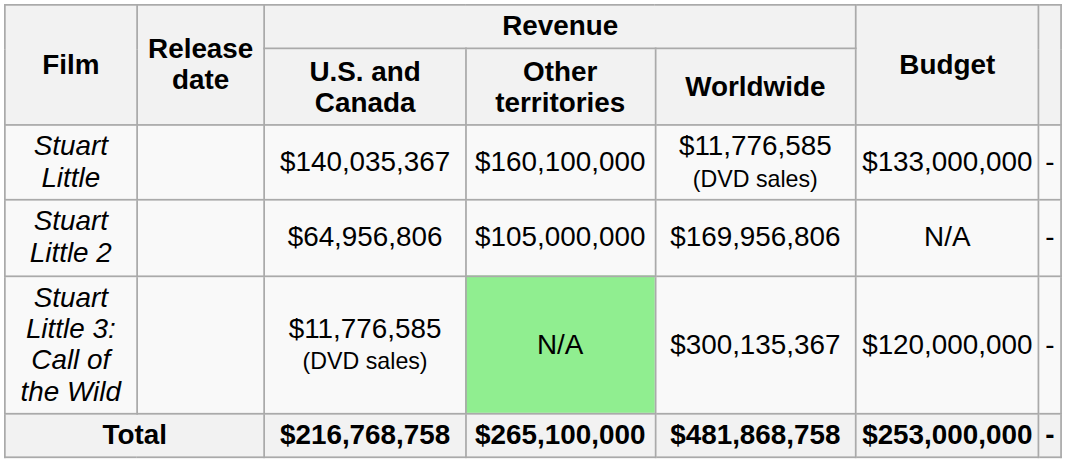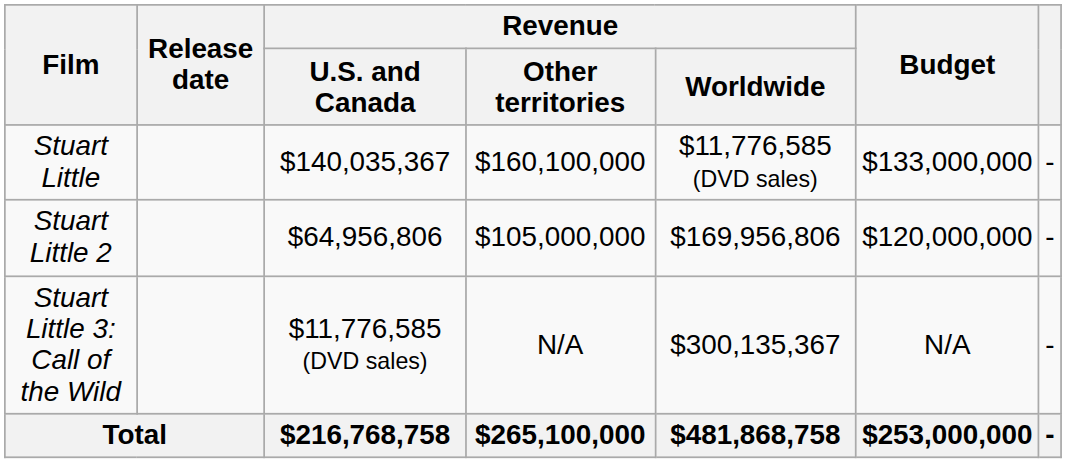(947, 237) N/A -> (947, 237) $120,000,000
(560, 344) lightgreen background -> (560, 344) no background
(947, 344) $120,000,000 -> (947, 344) N/A
